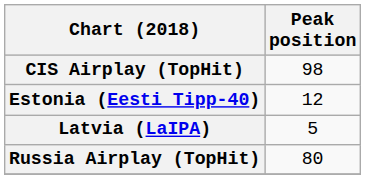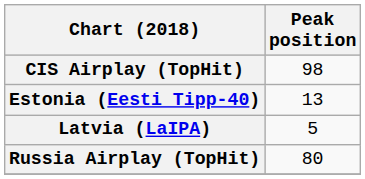(313, 100) 12 -> (313, 100) 13
